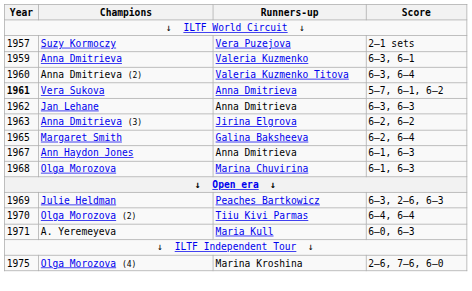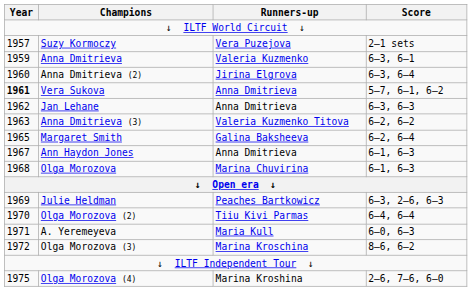(282, 75) Valeria Kuzmenko Titova -> (256, 75) Jirina Elgrova
(256, 122) Jirina Elgrova -> (282, 122) Valeria Kuzmenko Titova
+ row: (89, 247)
